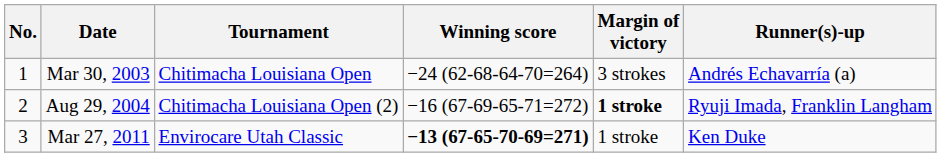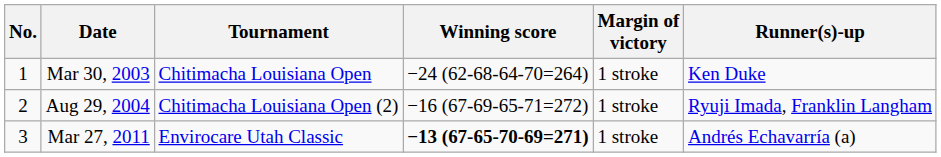(632, 74) 3 strokes -> (628, 74) 1 stroke
(772, 74) Andrés Echavarría (a) -> (727, 74) Ken Duke
(630, 105) bold -> (628, 105) normal
(727, 136) Ken Duke -> (772, 136) Andrés Echavarría (a)
